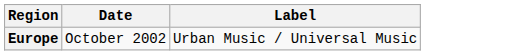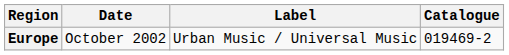+ column: (462, 16)
